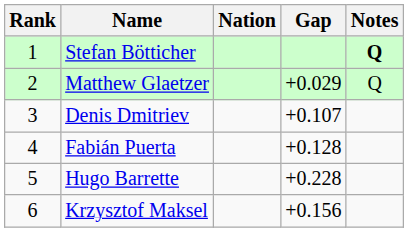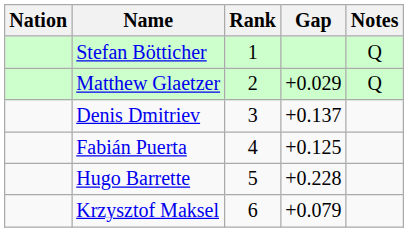columns swapped: (33, 20) <-> (247, 20)
(375, 52) bold -> (375, 52) normal
(313, 115) +0.107 -> (313, 115) +0.137
(313, 147) +0.128 -> (313, 147) +0.125
(313, 210) +0.156 -> (313, 210) +0.079
